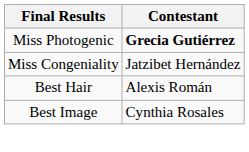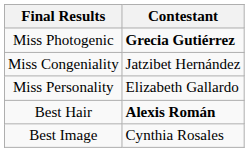+ row: (63, 87)
(169, 87) normal -> (170, 111) bold
